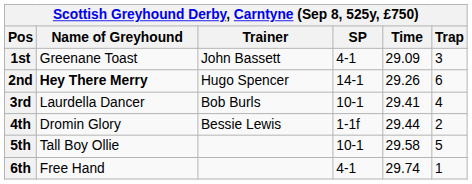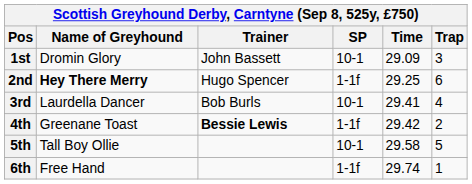(89, 59) Greenane Toast -> (80, 59) Dromin Glory
(346, 59) 4-1 -> (350, 59) 10-1
(350, 80) 14-1 -> (348, 80) 1-1f
(403, 80) 29.26 -> (403, 80) 29.25
(80, 124) Dromin Glory -> (89, 124) Greenane Toast
(241, 124) normal -> (244, 124) bold
(403, 124) 29.44 -> (403, 124) 29.42
(346, 168) 4-1 -> (348, 168) 1-1f
